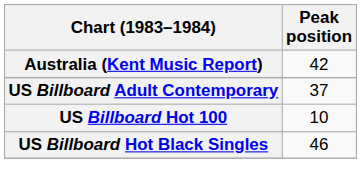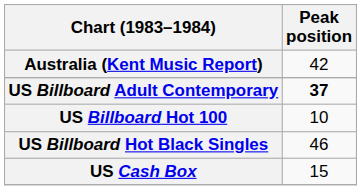(319, 90) normal -> (319, 90) bold
+ row: (143, 171)
